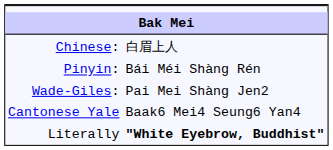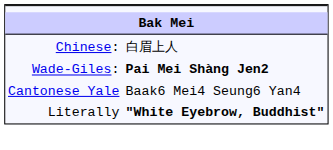- row: (92, 70)
(197, 91) normal -> (197, 70) bold
